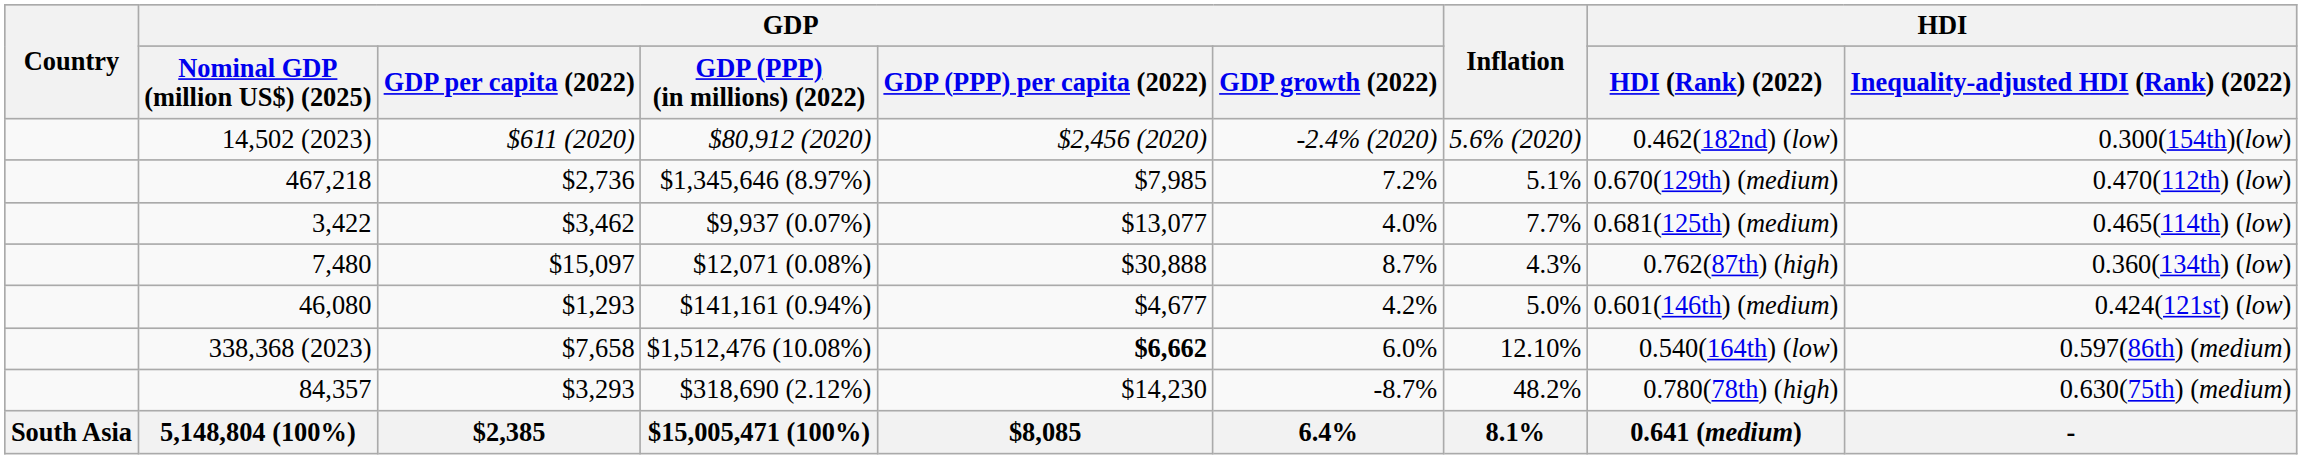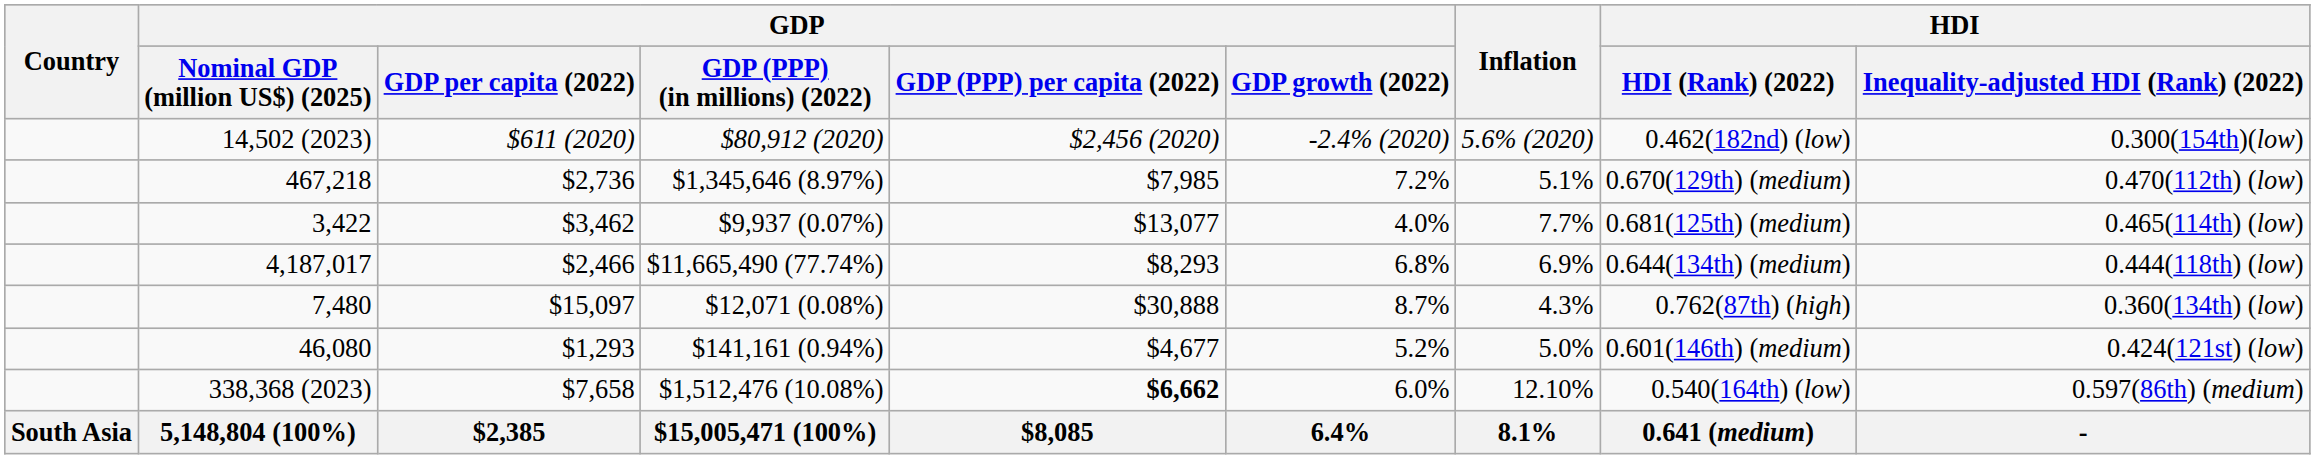+ row: (319, 264)
(1410, 306) 4.2% -> (1422, 348) 5.2%
- row: (335, 390)
